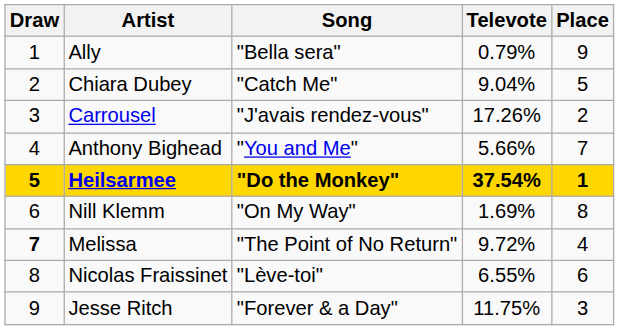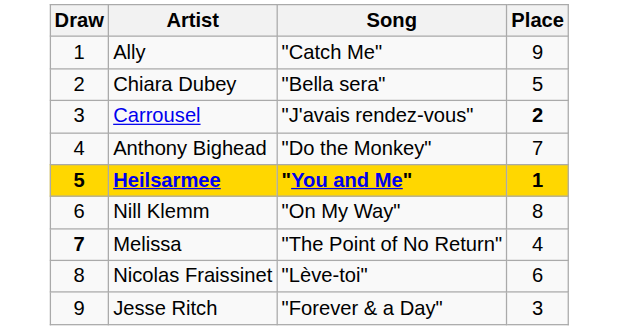- column: (507, 20)
(289, 52) "Bella sera" -> (332, 52) "Catch Me"
(287, 84) "Catch Me" -> (334, 84) "Bella sera"
(583, 116) normal -> (538, 116) bold
(297, 148) "You and Me" -> (357, 148) "Do the Monkey"
(318, 180) "Do the Monkey" -> (347, 180) "You and Me"
